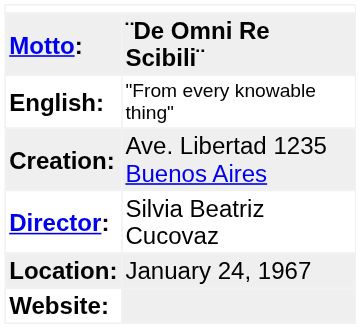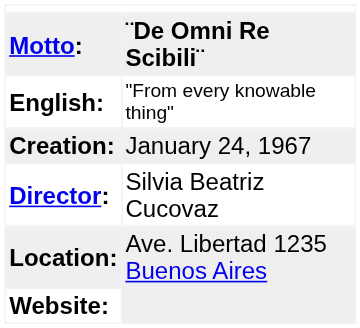(226, 159) Ave. Libertad 1235 Buenos Aires -> (218, 146) January 24, 1967
(218, 270) January 24, 1967 -> (226, 257) Ave. Libertad 1235 Buenos Aires
